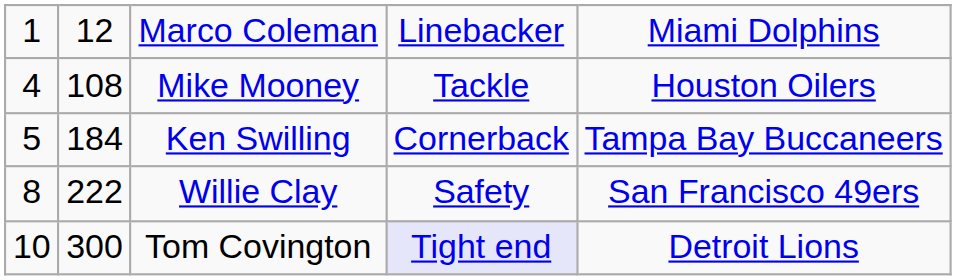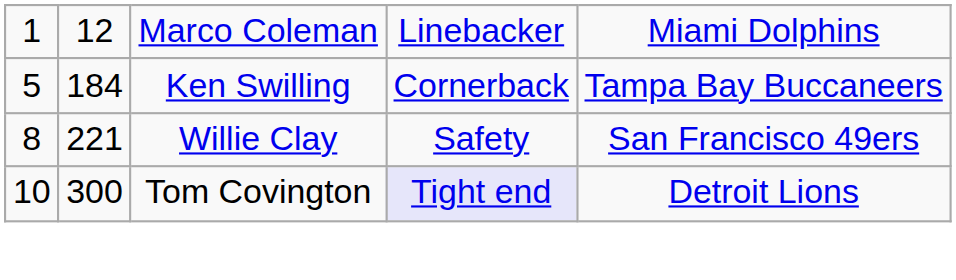- row: (258, 85)
(95, 192) 222 -> (95, 138) 221
